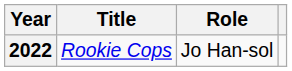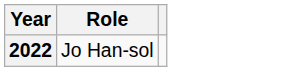- column: (116, 19)
